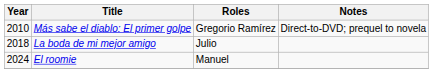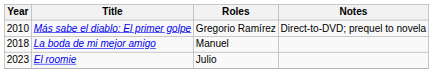(206, 44) Julio -> (212, 44) Manuel
(18, 60) 2024 -> (18, 60) 2023
(212, 60) Manuel -> (206, 60) Julio
